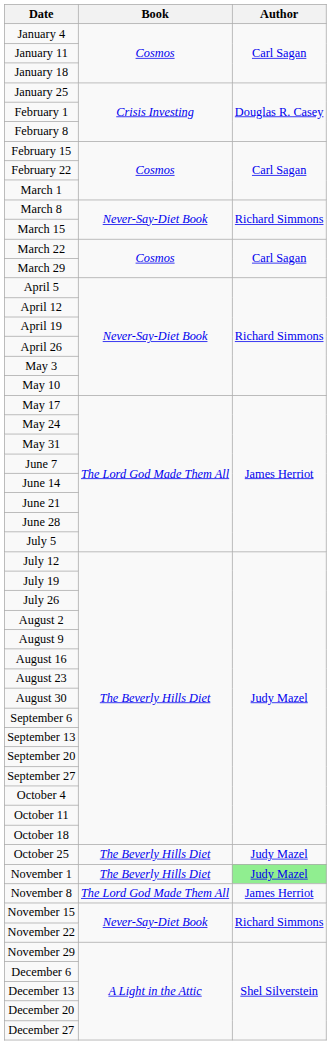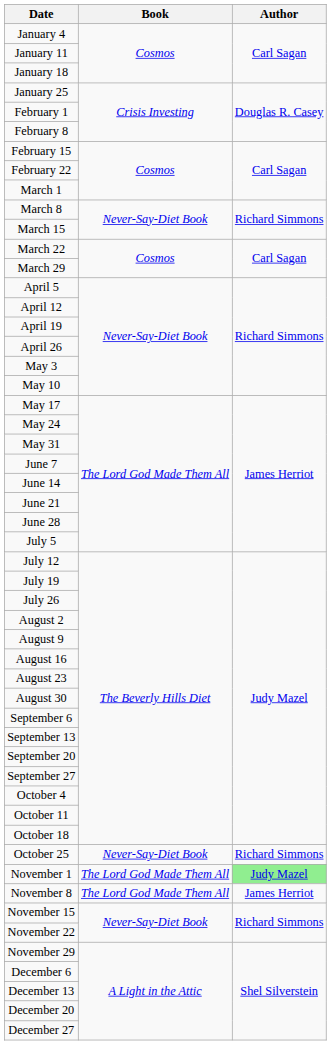(155, 854) The Beverly Hills Diet -> (155, 854) Never-Say-Diet Book
(279, 854) Judy Mazel -> (279, 854) Richard Simmons
(155, 873) The Beverly Hills Diet -> (155, 873) The Lord God Made Them All
